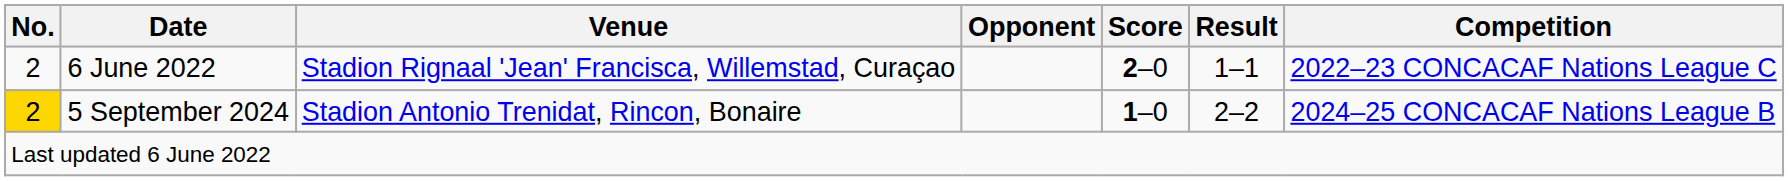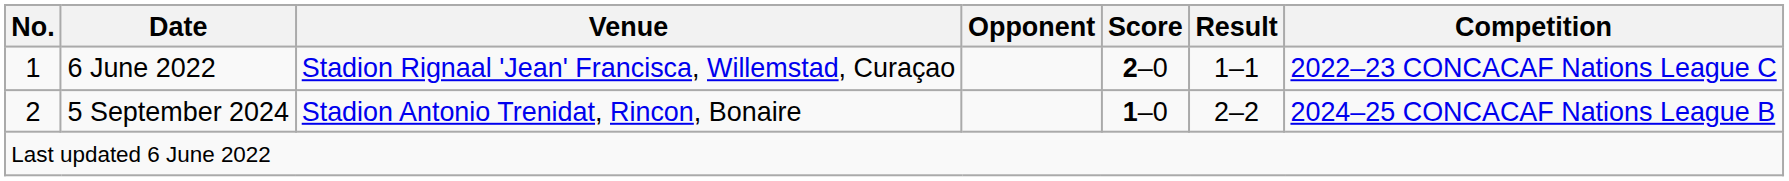(33, 68) 2 -> (33, 68) 1
(33, 111) gold background -> (33, 111) no background
